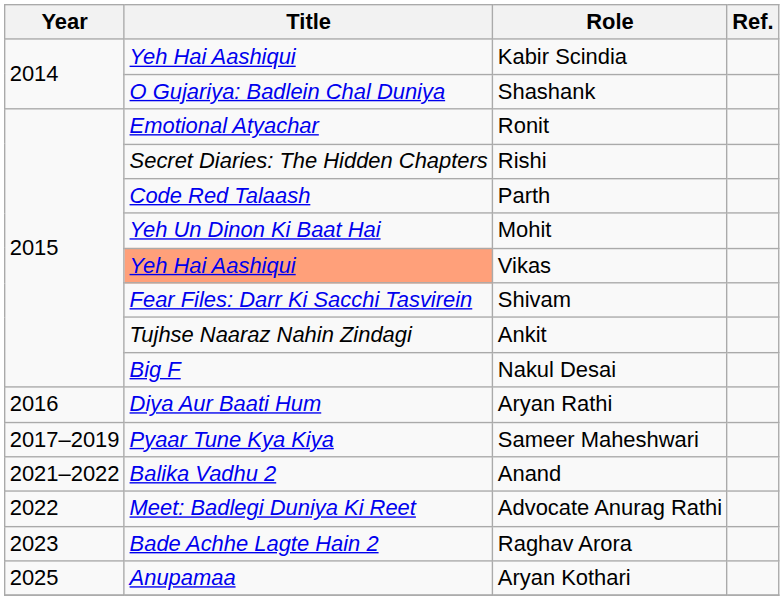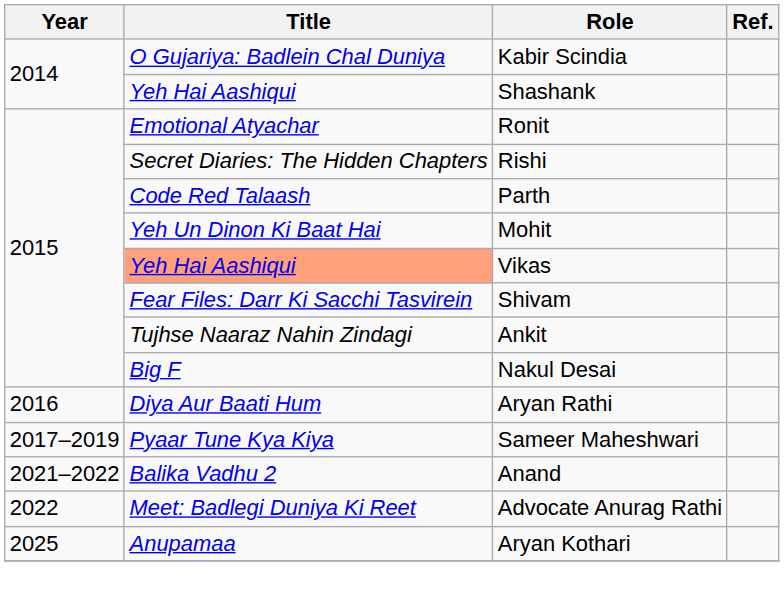(213, 56) Yeh Hai Aashiqui -> (287, 56) O Gujariya: Badlein Chal Duniya
(287, 91) O Gujariya: Badlein Chal Duniya -> (213, 91) Yeh Hai Aashiqui
- row: (565, 543)
